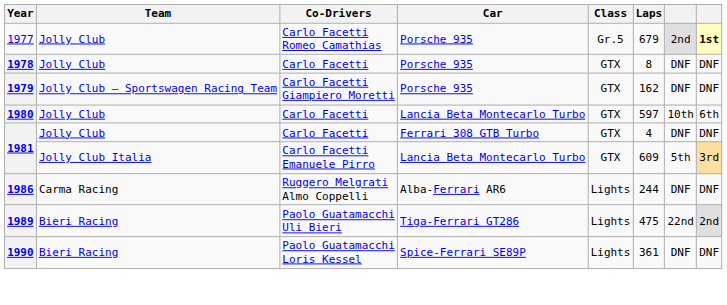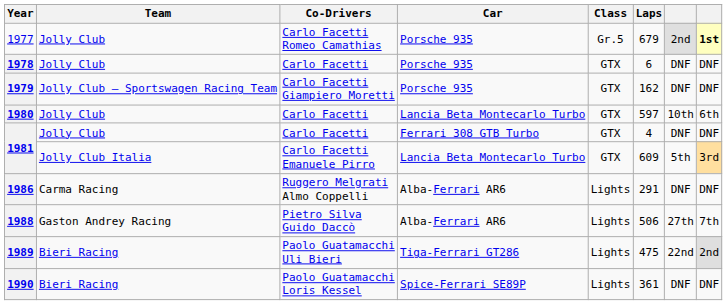(649, 64) 8 -> (649, 64) 6
(649, 189) 244 -> (649, 189) 291
+ row: (20, 220)
